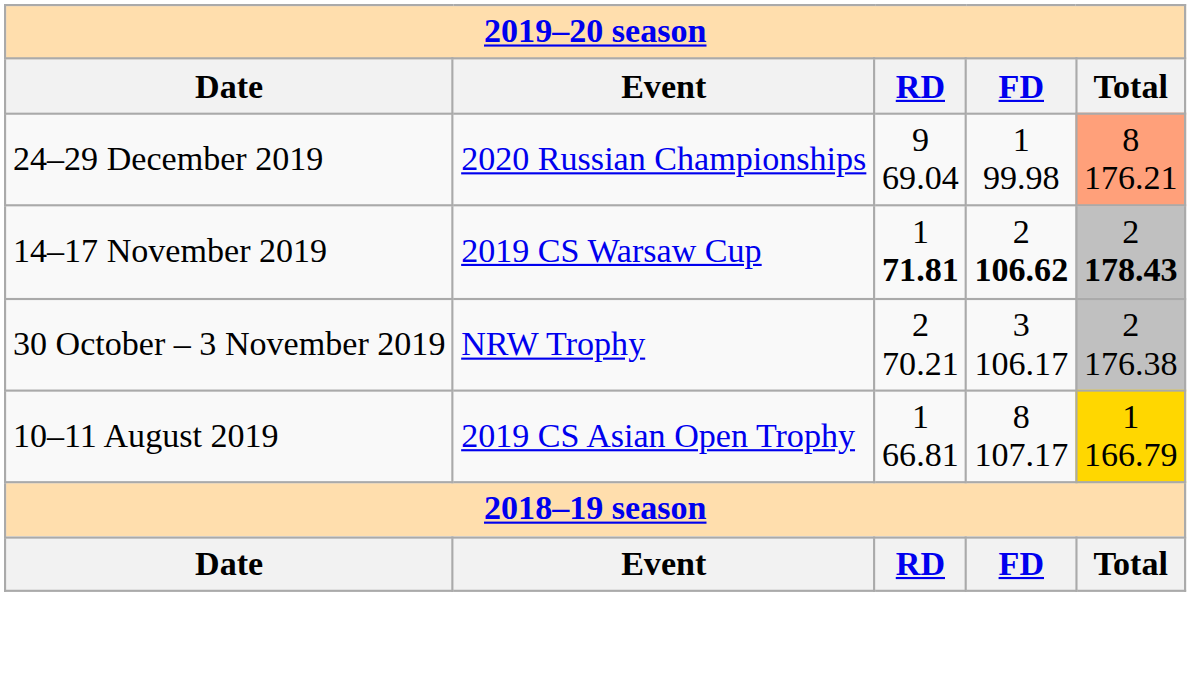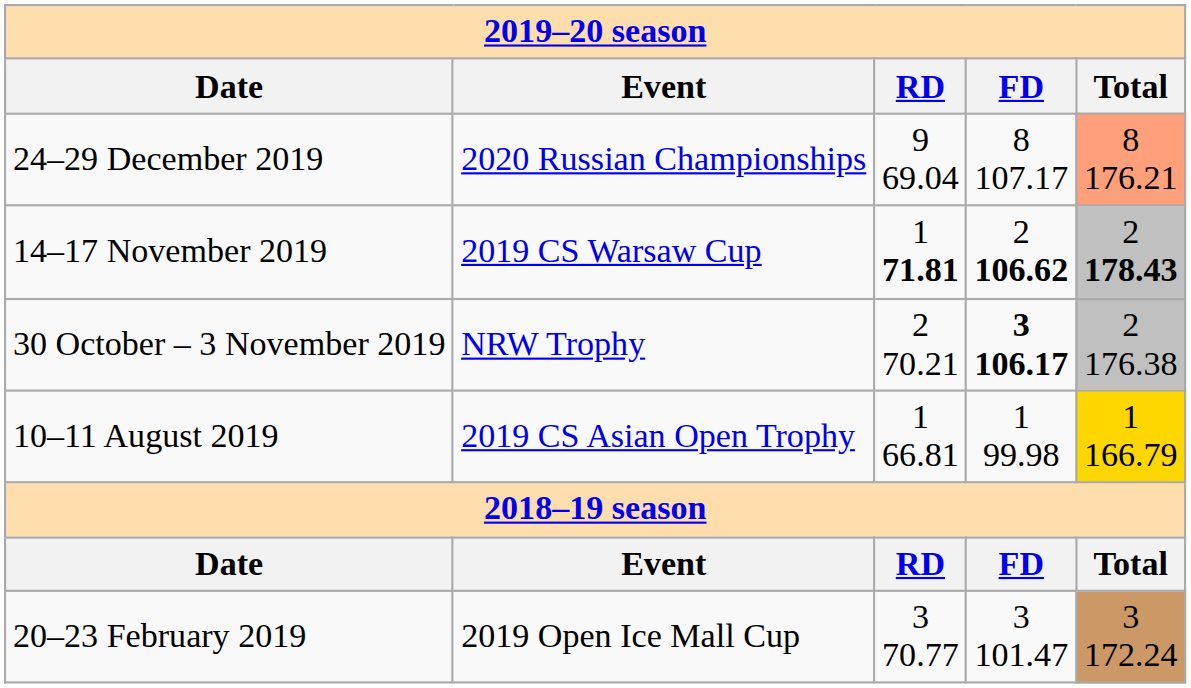(1021, 158) 1 99.98 -> (1021, 158) 8 107.17
(1021, 343) normal -> (1021, 343) bold
(1021, 435) 8 107.17 -> (1021, 435) 1 99.98
+ row: (160, 636)
